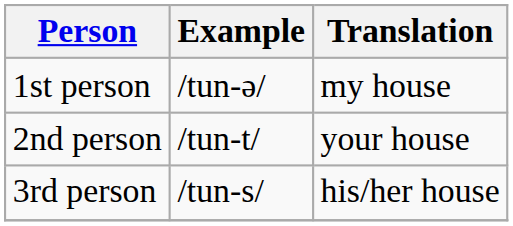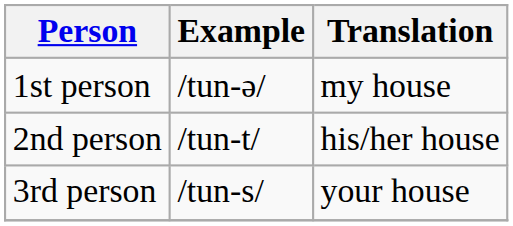(395, 138) your house -> (410, 138) his/her house
(410, 191) his/her house -> (395, 191) your house
